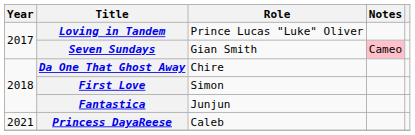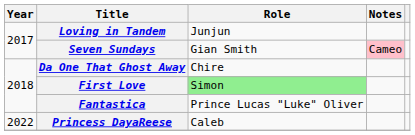(277, 31) Prince Lucas "Luke" Oliver -> (211, 31) Junjun
(207, 85) no background -> (207, 85) lightgreen background
(211, 103) Junjun -> (277, 103) Prince Lucas "Luke" Oliver
(20, 121) 2021 -> (20, 121) 2022
